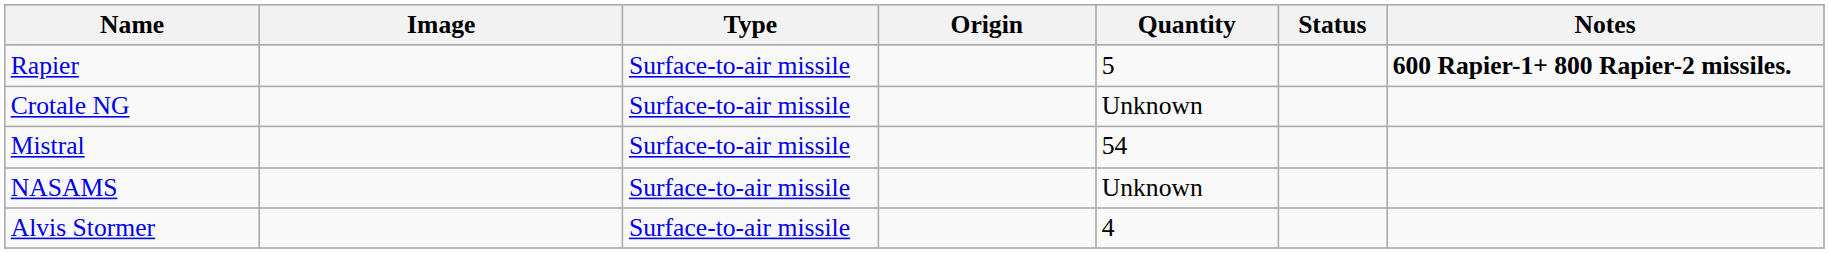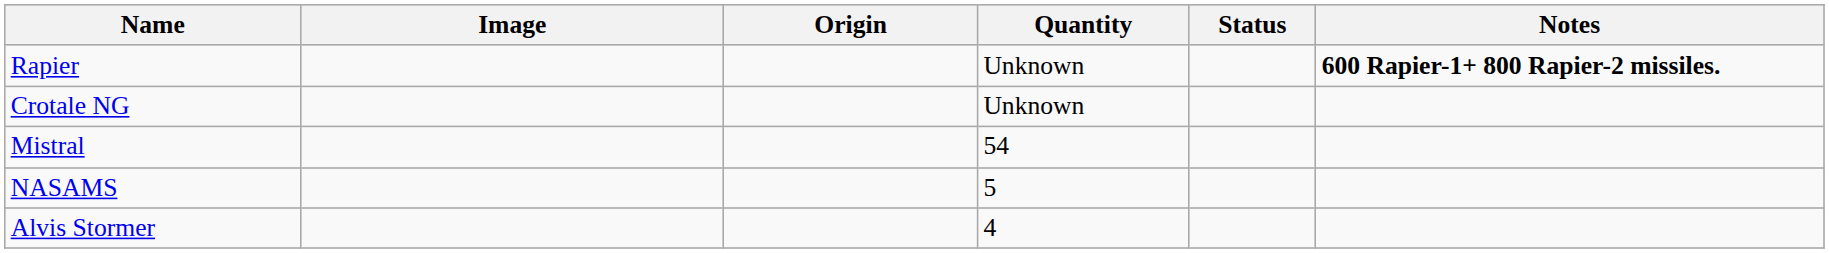- column: (750, 24)
(1108, 65) 5 -> (1034, 65) Unknown
(1152, 187) Unknown -> (990, 187) 5
